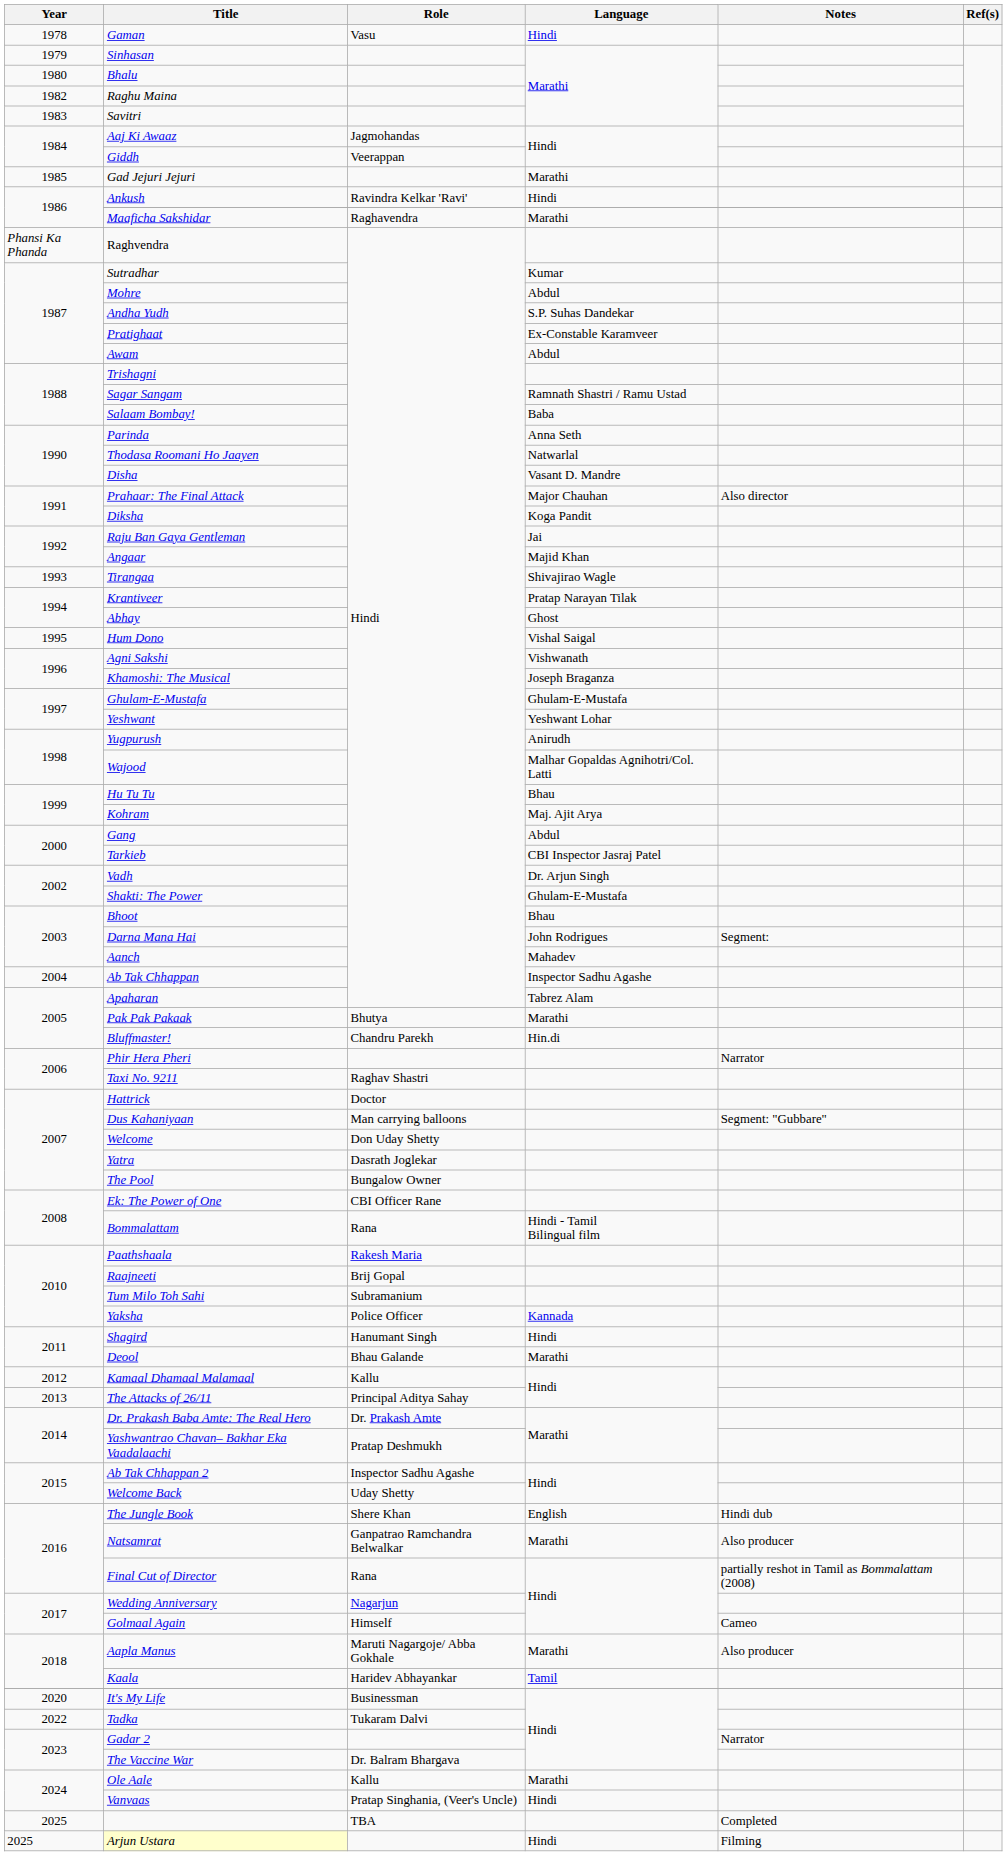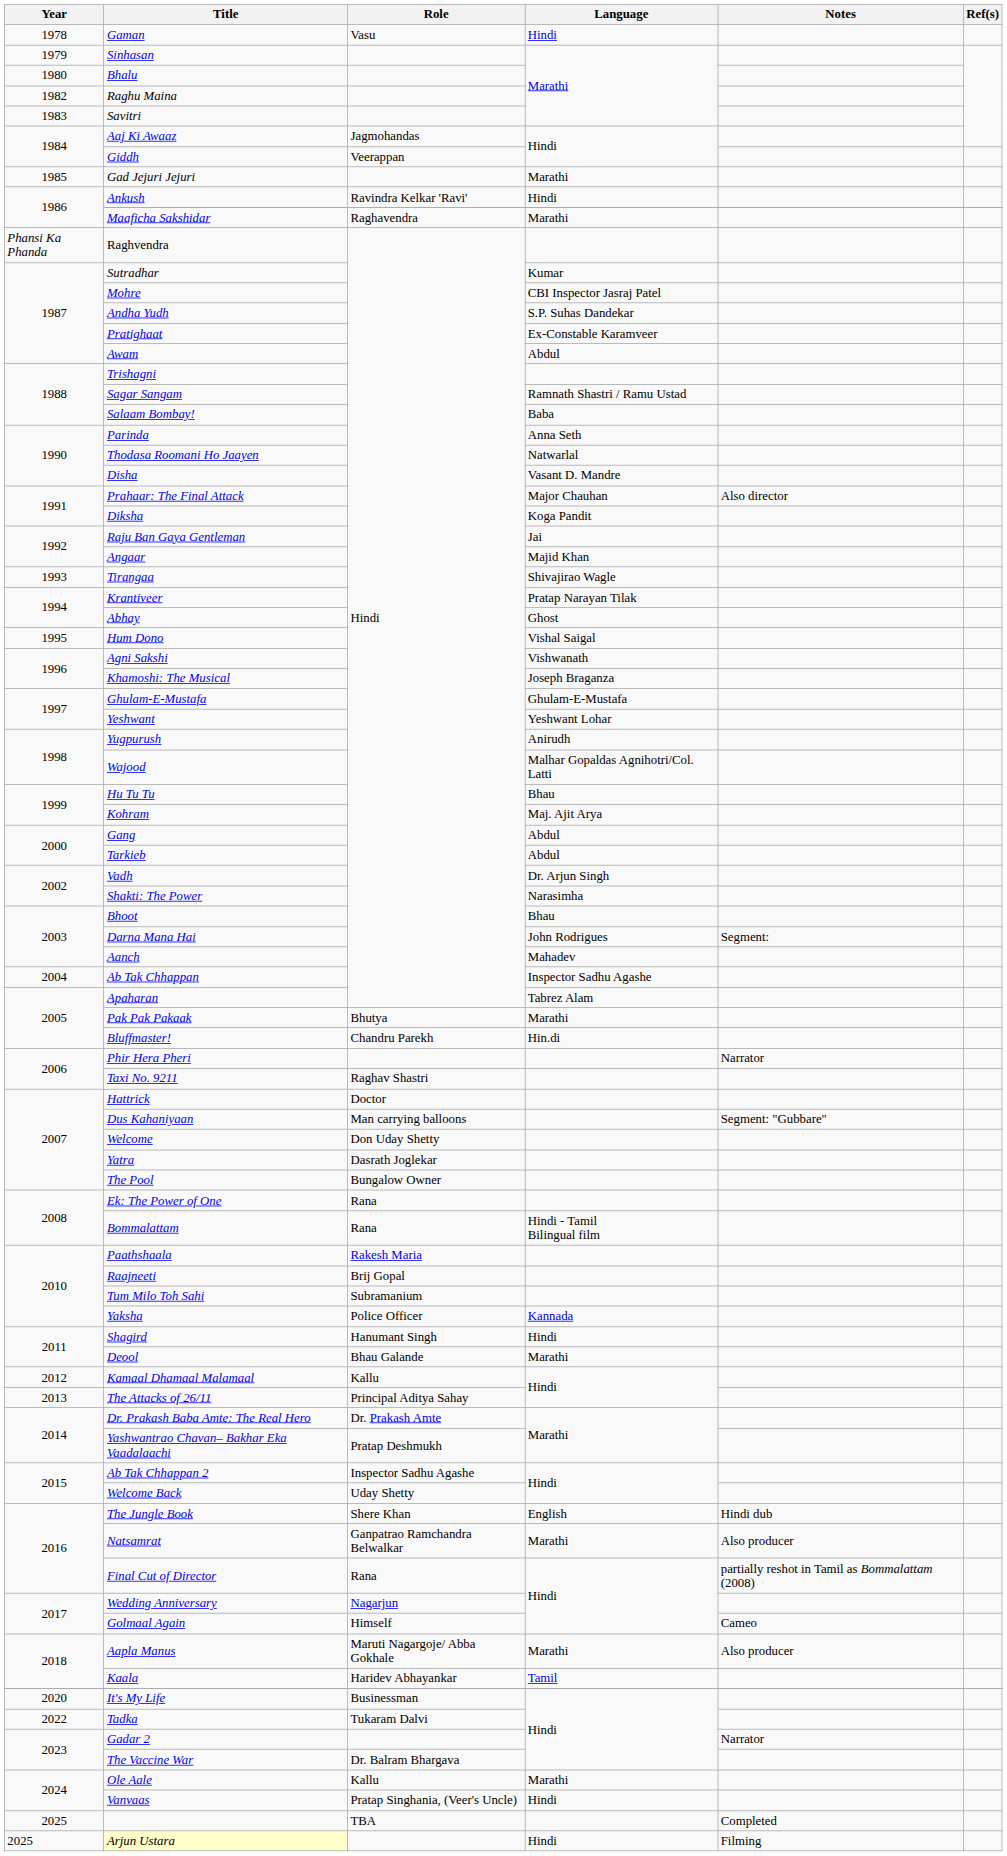(544, 292) Abdul -> (594, 292) CBI Inspector Jasraj Patel
(594, 855) CBI Inspector Jasraj Patel -> (544, 855) Abdul
(578, 896) Ghulam-E-Mustafa -> (555, 896) Narasimha
(396, 1200) CBI Officer Rane -> (364, 1200) Rana
